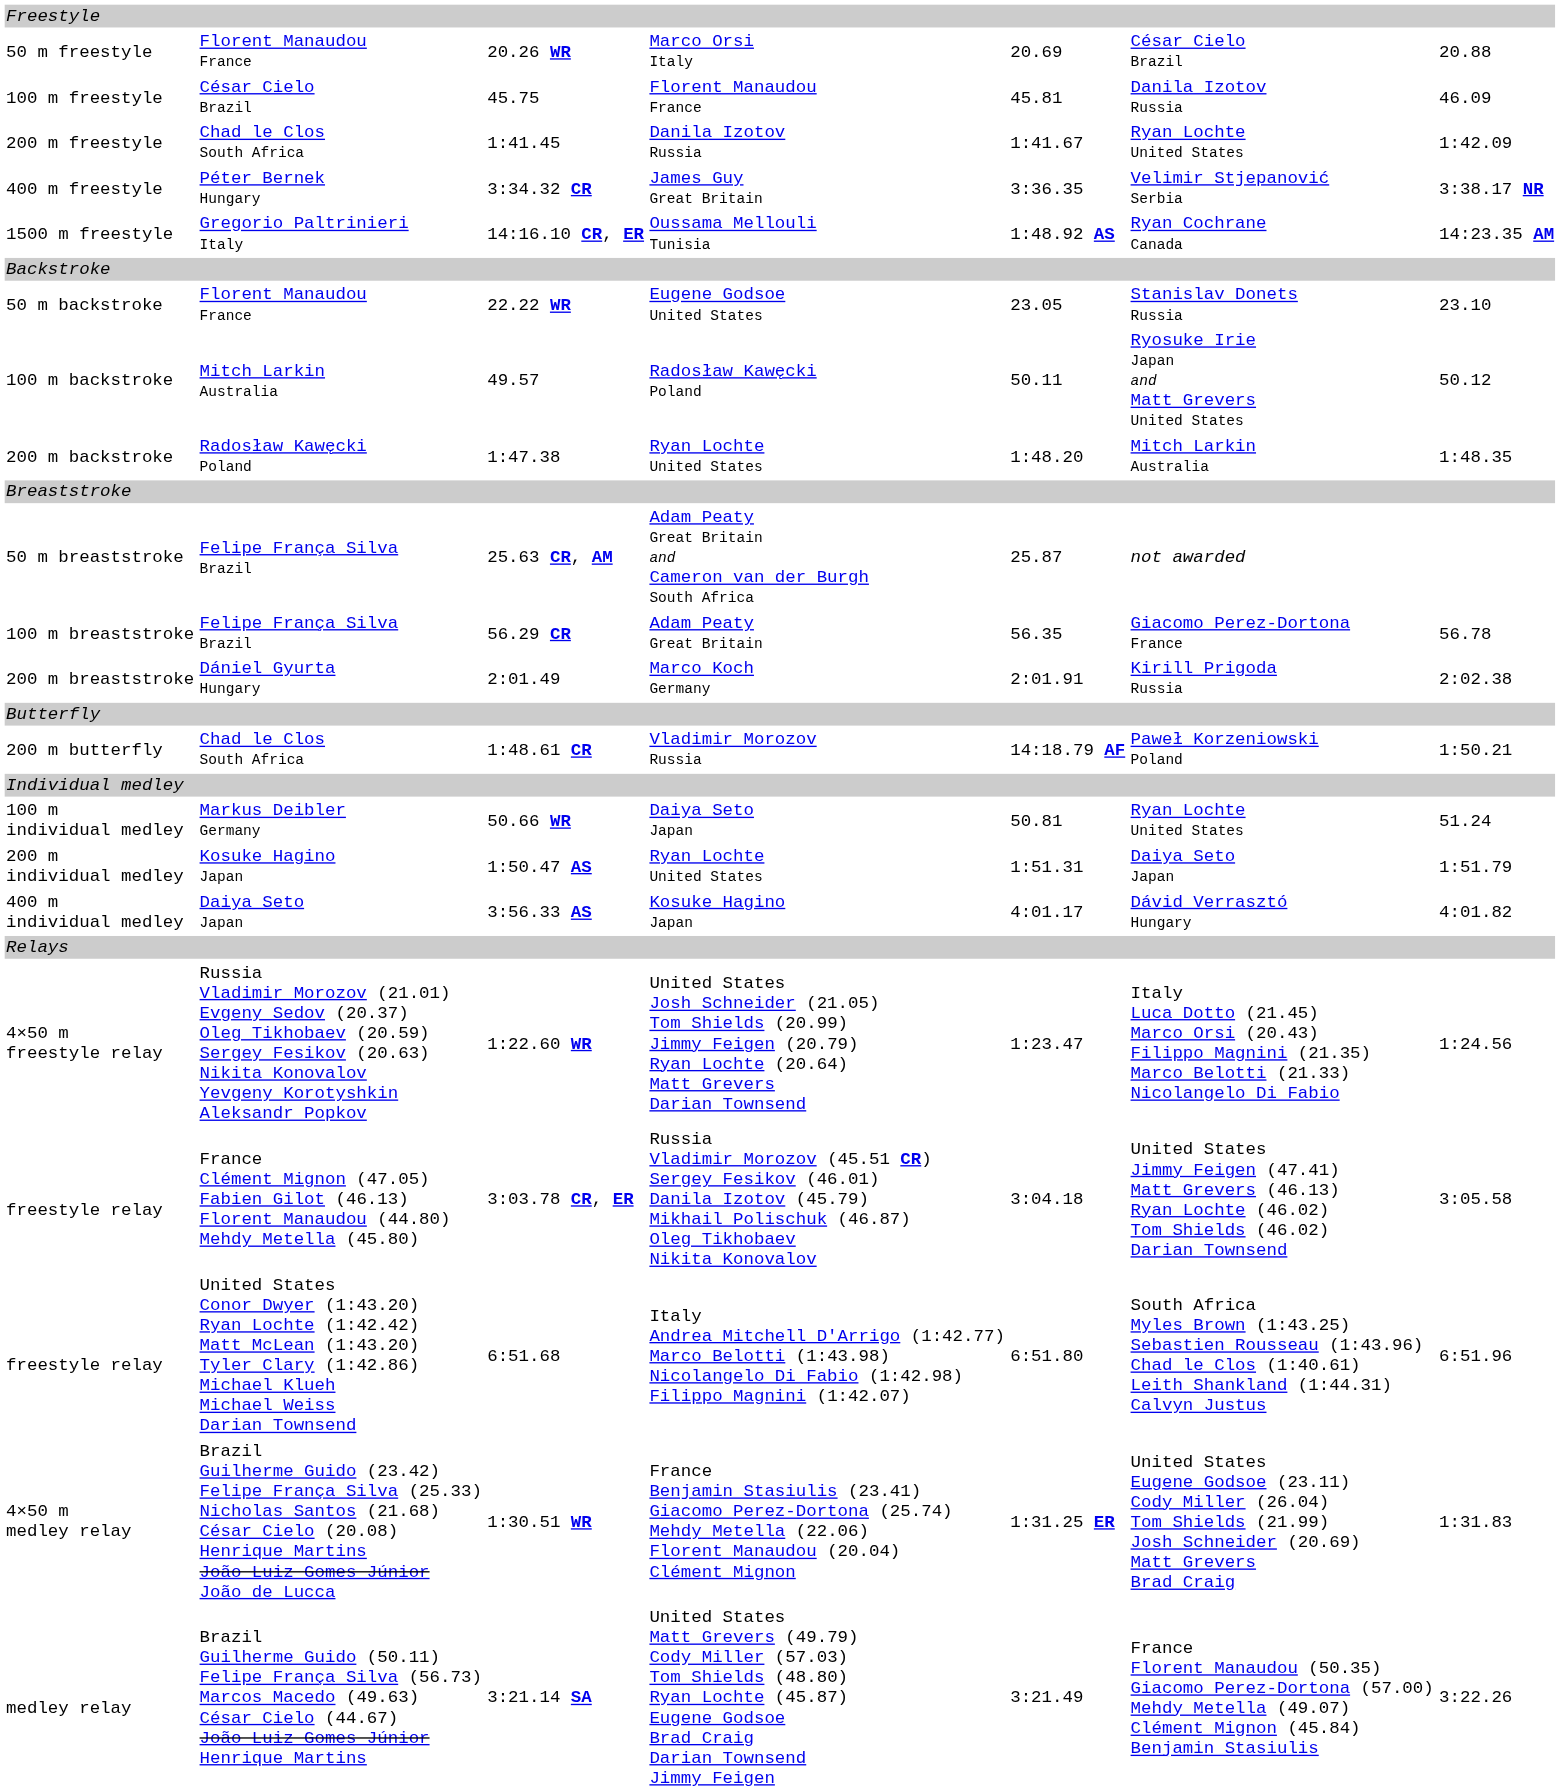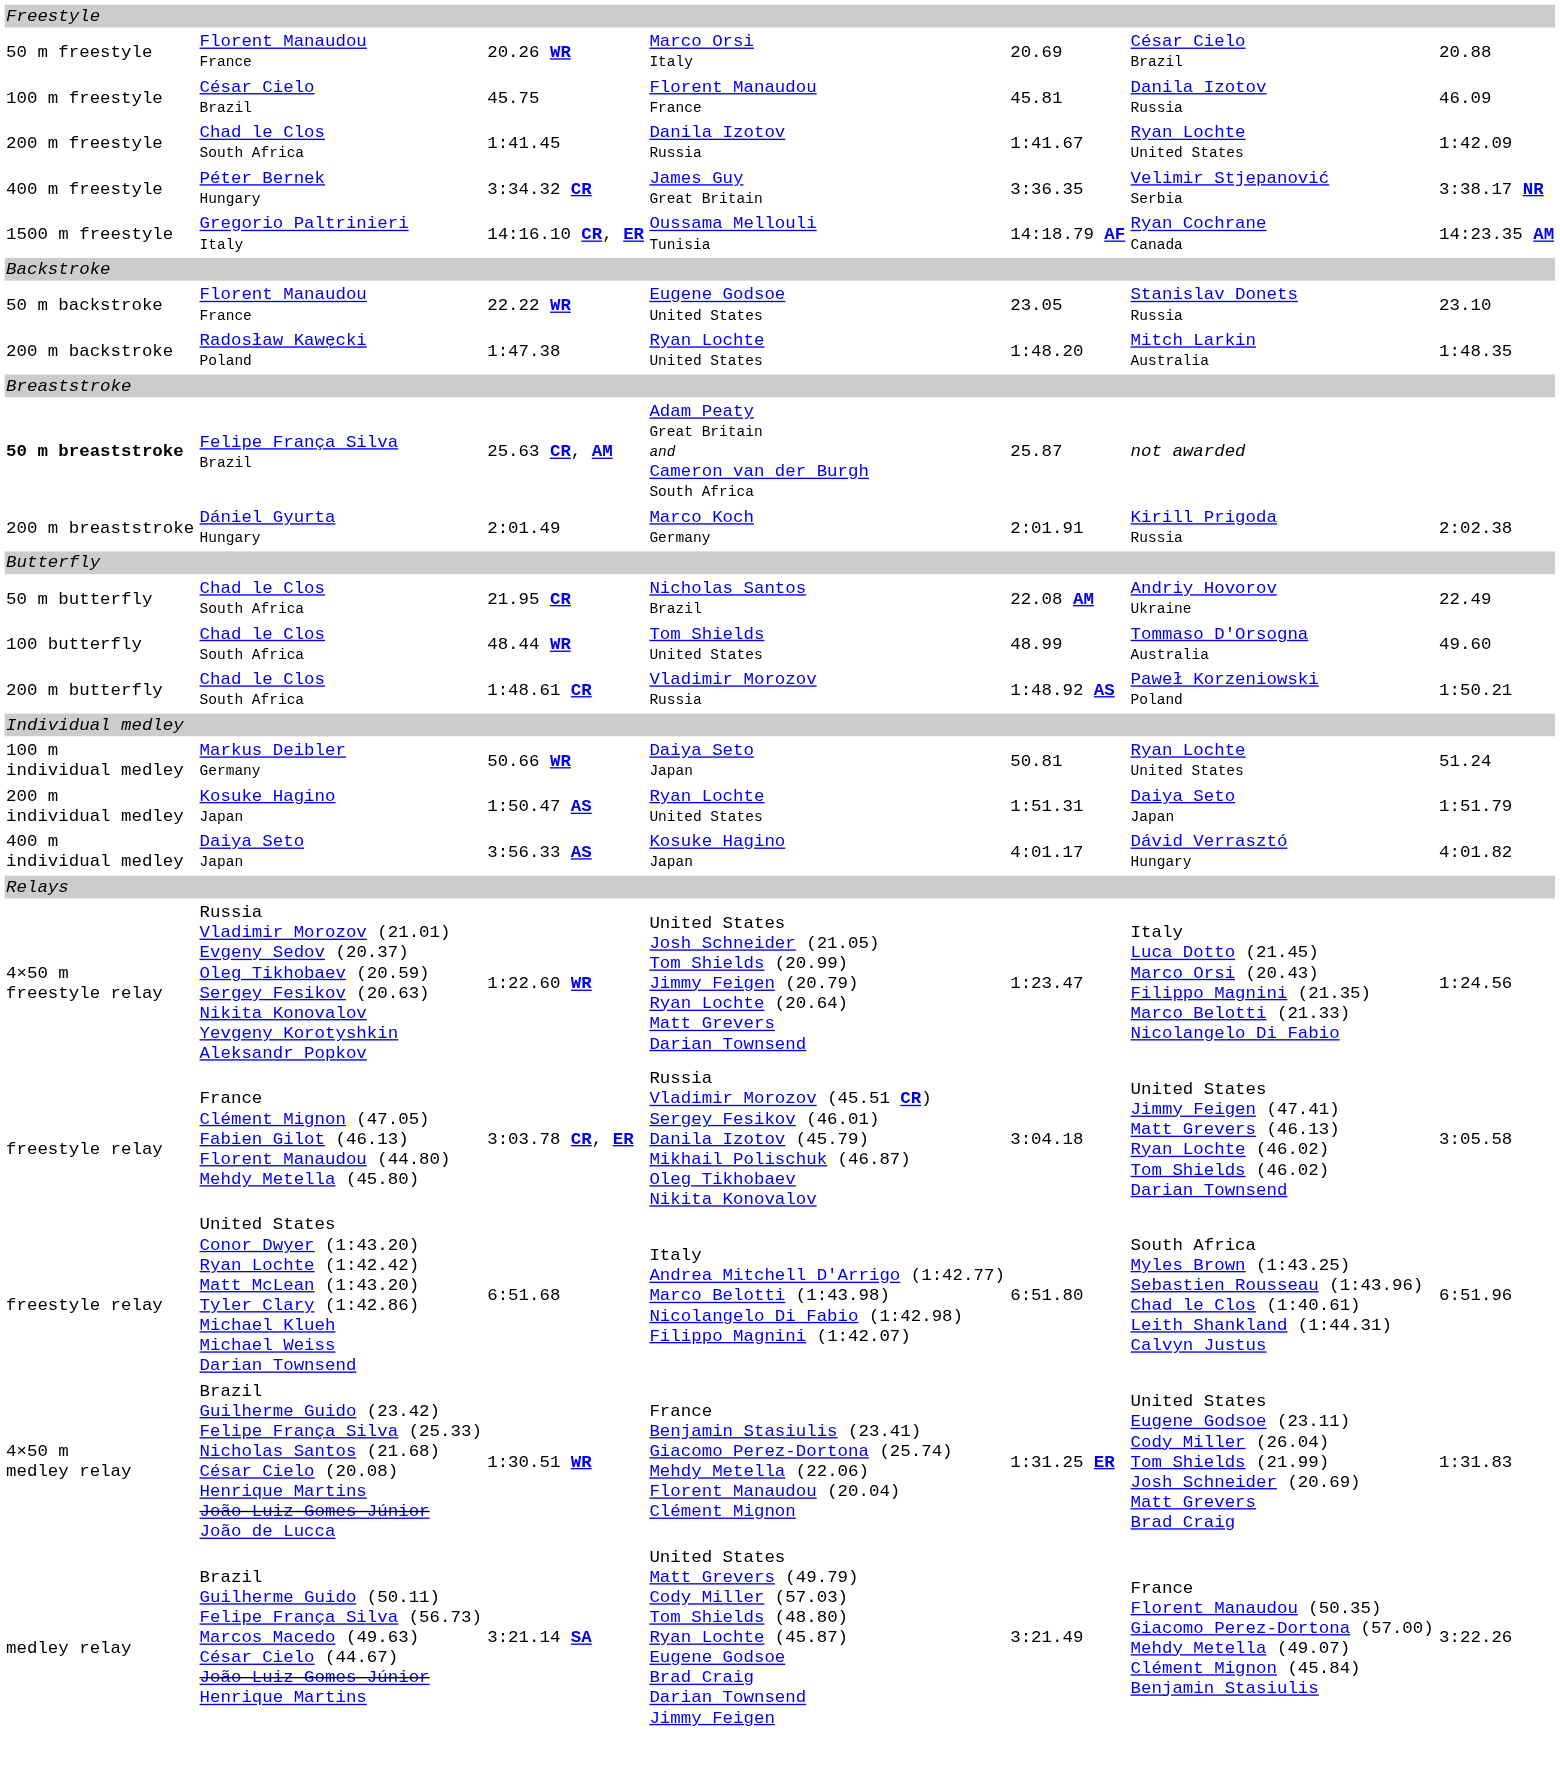(1062, 234) 1:48.92 AS -> (1068, 234) 14:18.79 AF
- row: (513, 381)
(95, 557) normal -> (95, 452) bold
- row: (529, 633)
+ row: (529, 598)
+ row: (529, 644)
(1068, 750) 14:18.79 AF -> (1062, 689) 1:48.92 AS
